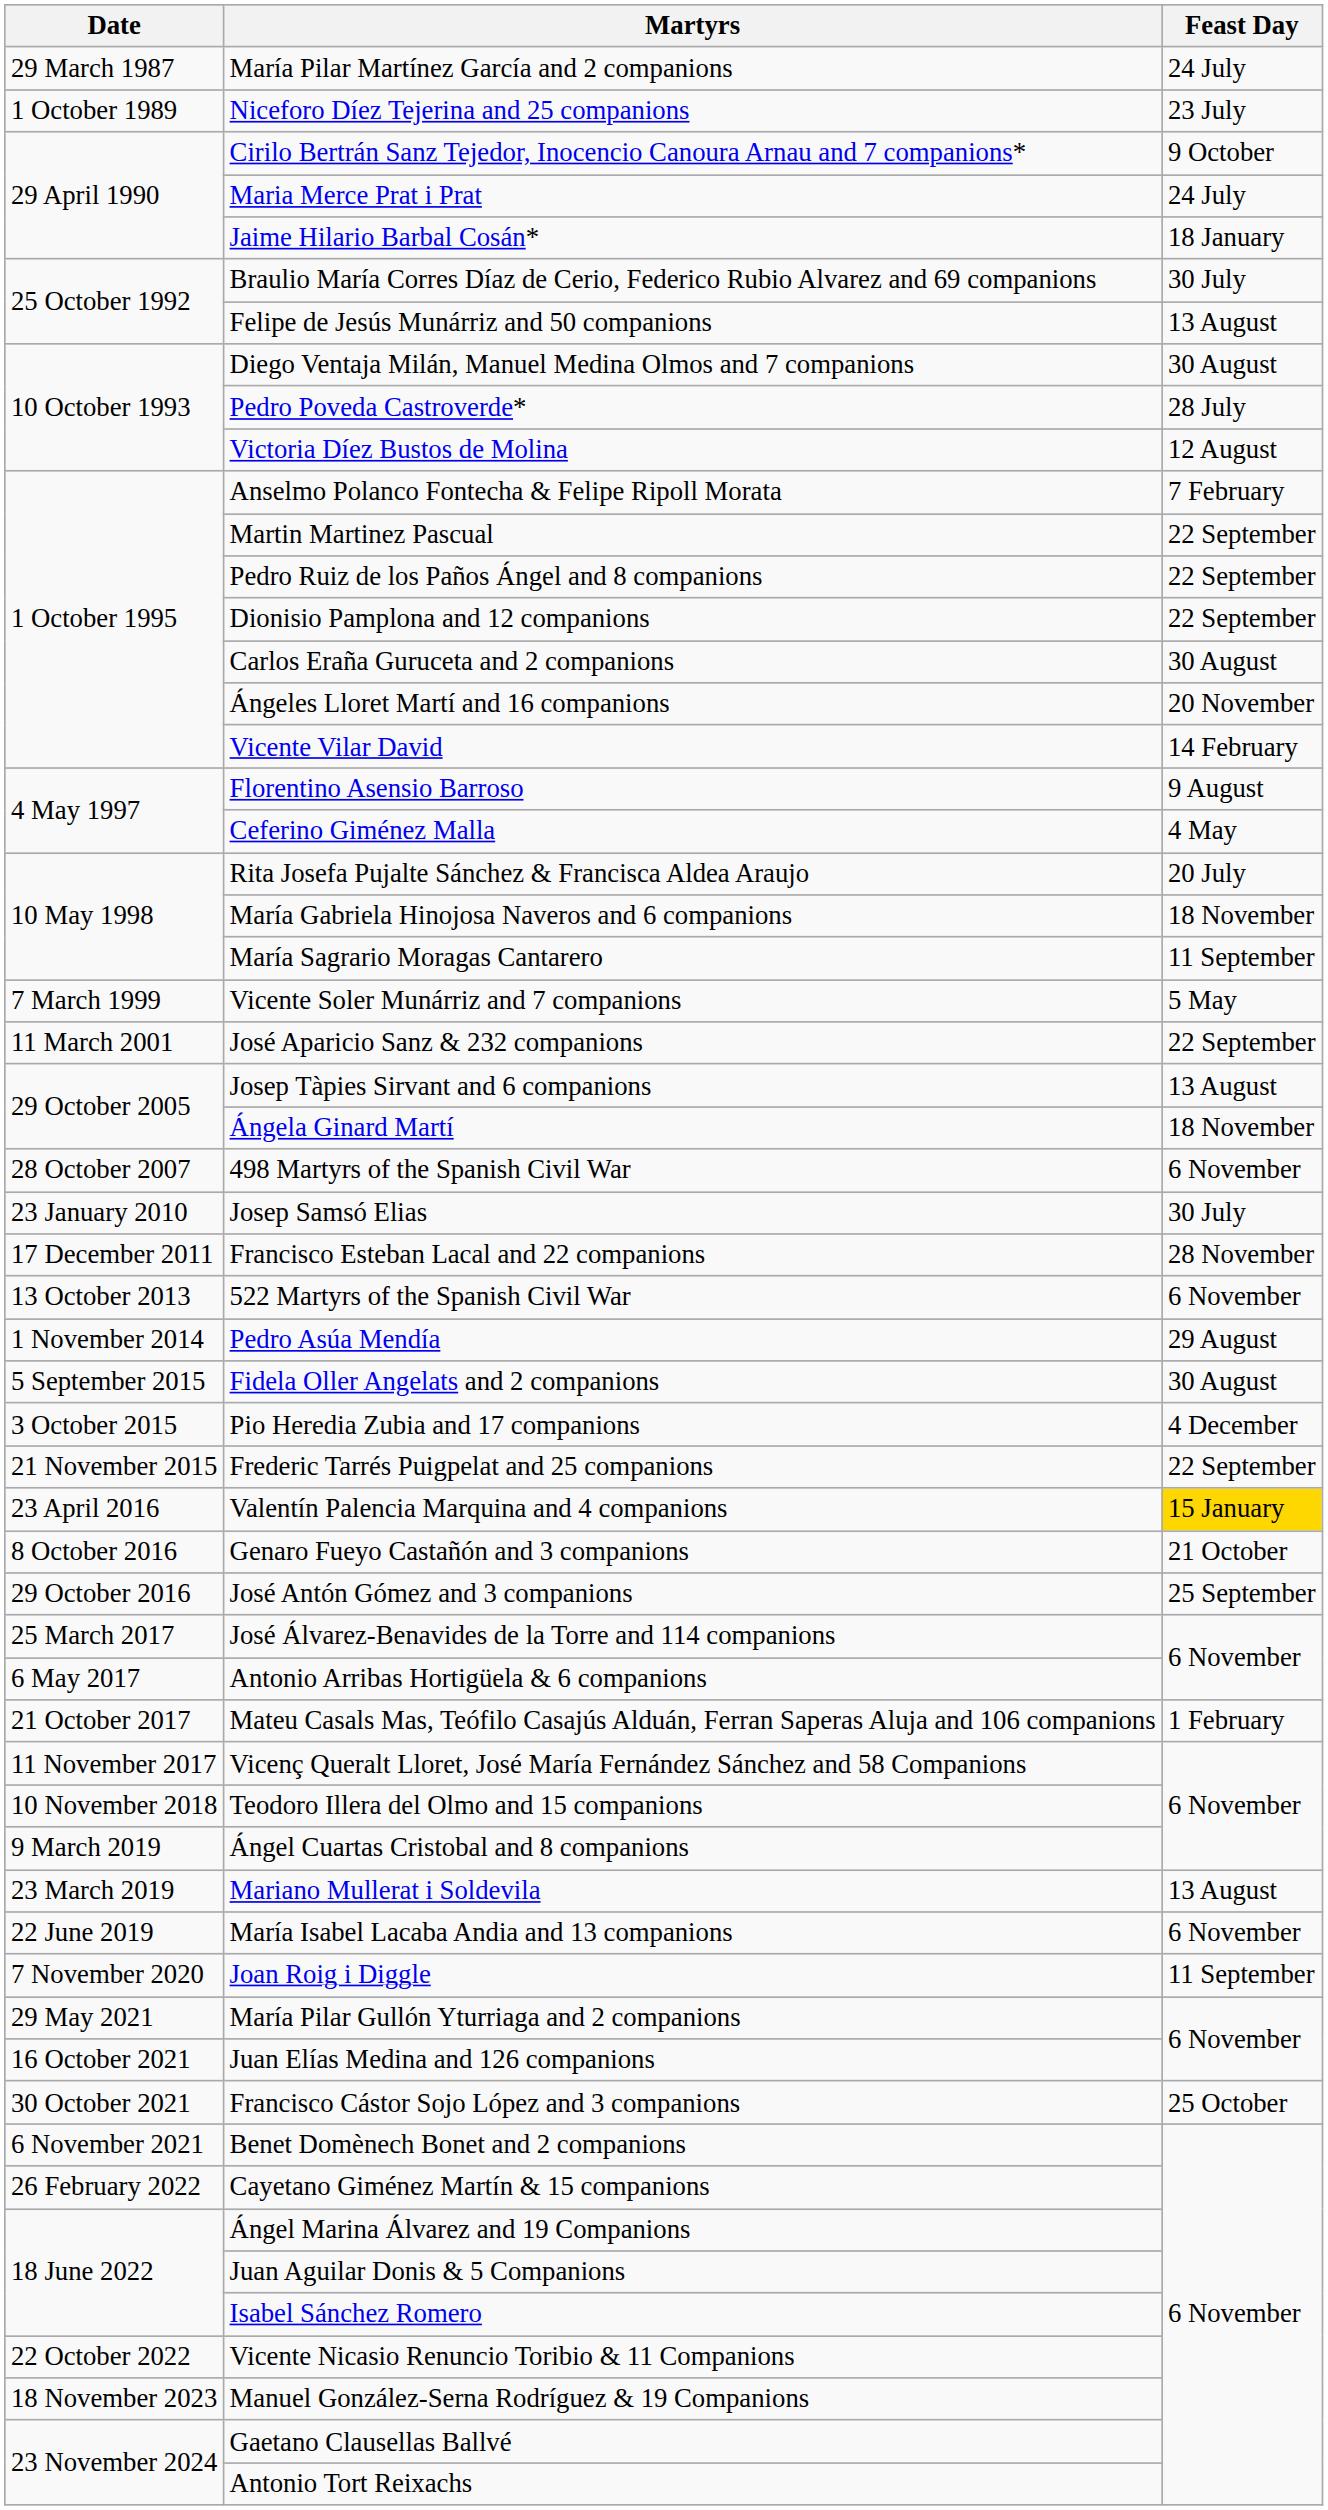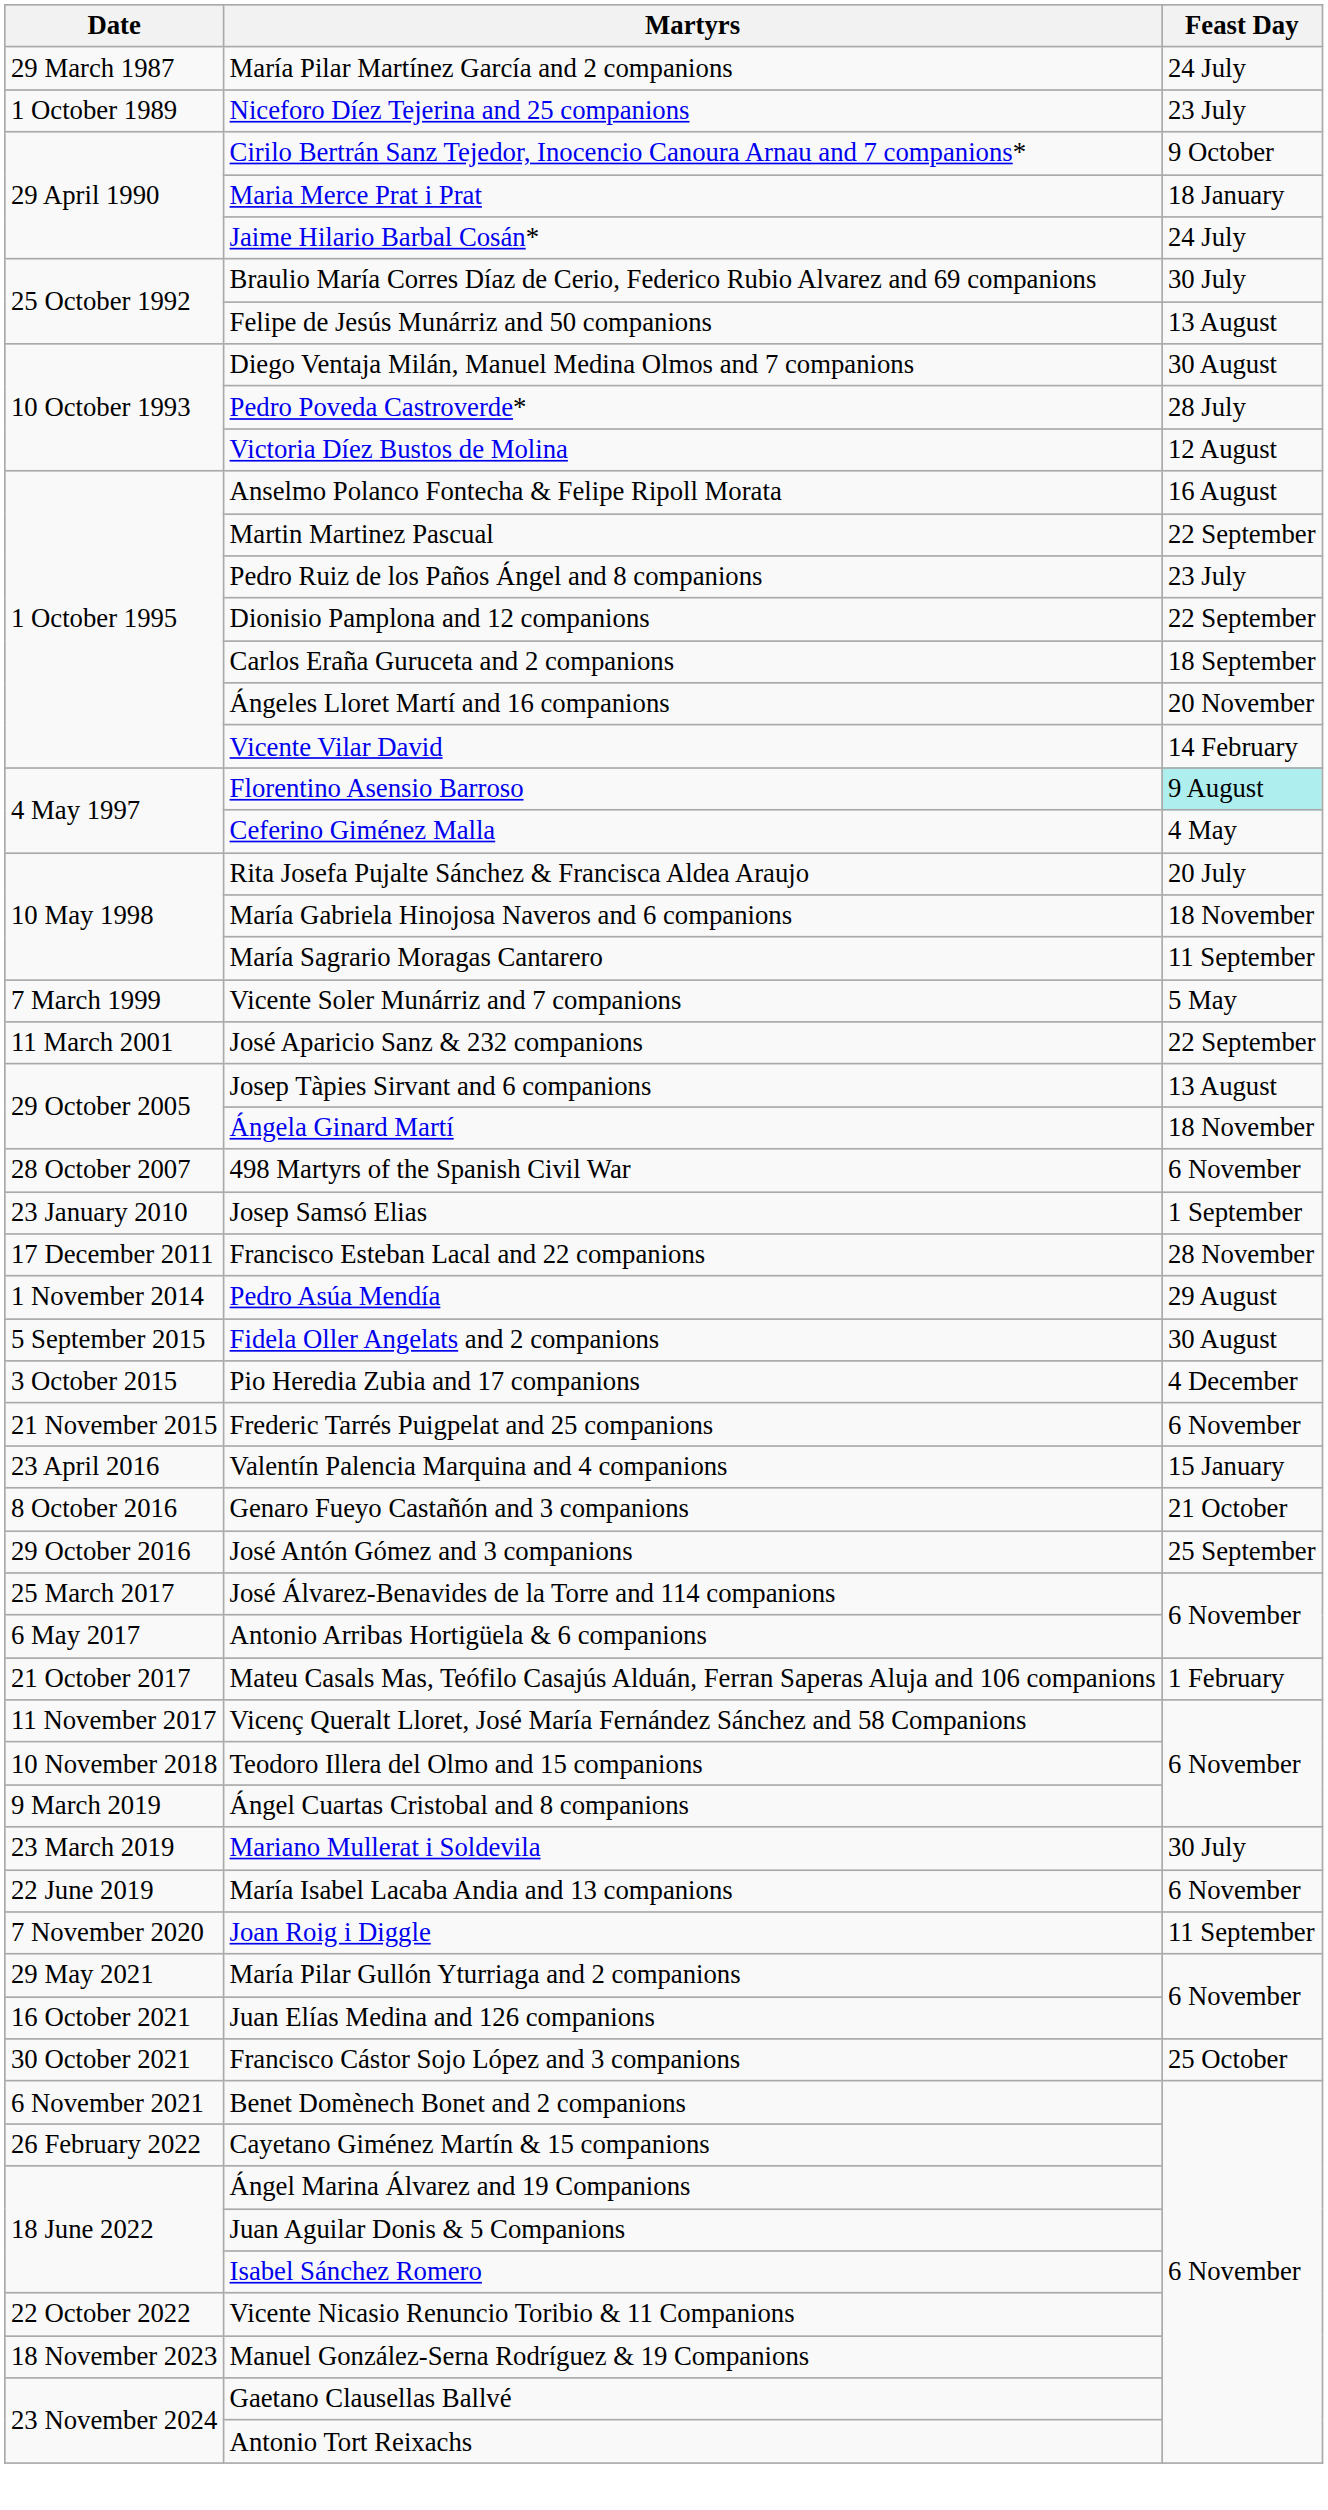(1207, 195) 24 July -> (1226, 195) 18 January
(1226, 237) 18 January -> (1207, 237) 24 July
(1226, 491) 7 February -> (1222, 491) 16 August
(1242, 576) 22 September -> (1207, 576) 23 July
(1222, 661) 30 August -> (1242, 661) 18 September
(1216, 788) no background -> (1216, 788) paleturquoise background
(1207, 1212) 30 July -> (1235, 1212) 1 September
- row: (430, 1296)
(1242, 1466) 22 September -> (1234, 1424) 6 November
(1226, 1508) gold background -> (1226, 1466) no background
(1222, 1890) 13 August -> (1207, 1847) 30 July
